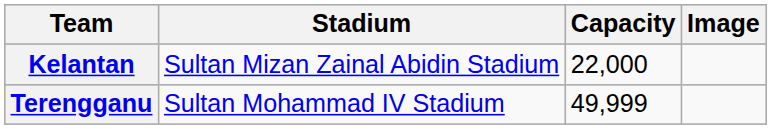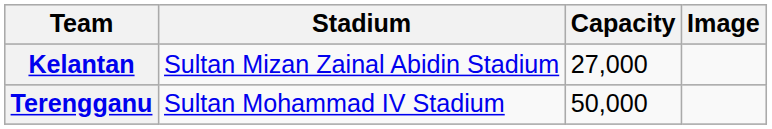(609, 64) 22,000 -> (609, 64) 27,000
(609, 104) 49,999 -> (609, 104) 50,000
